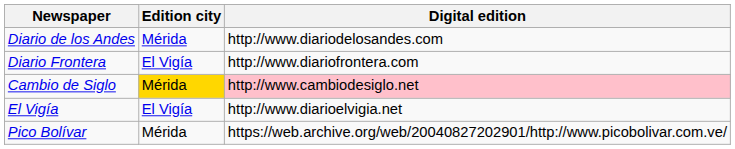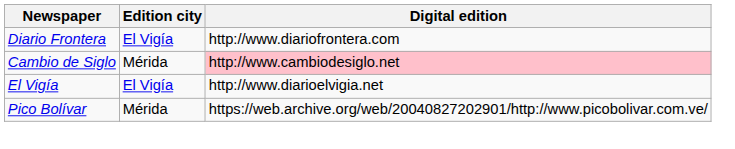- row: (71, 39)
(164, 86) gold background -> (145, 62) no background
